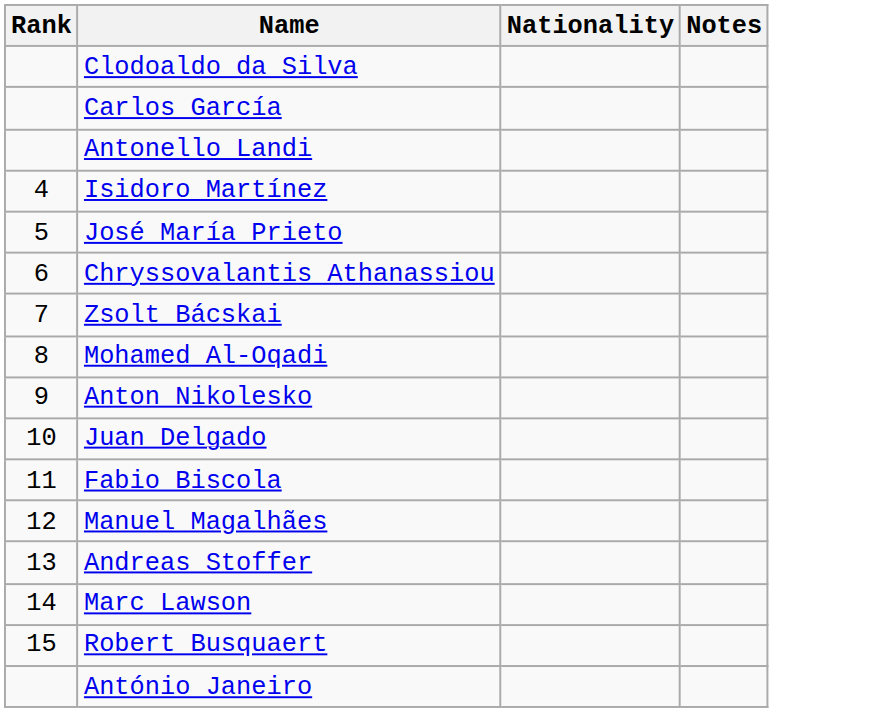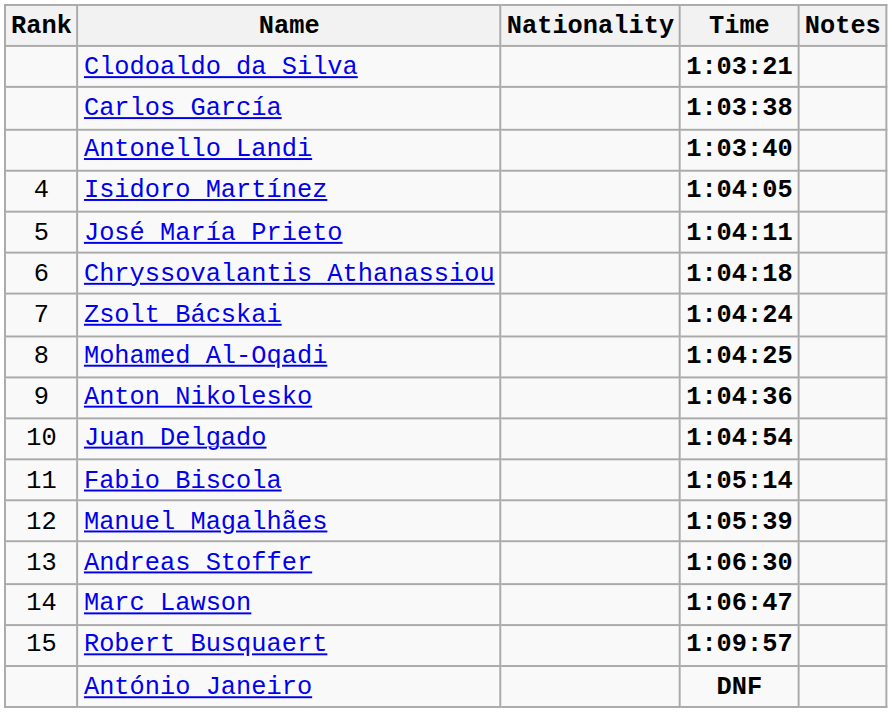+ column: (739, 26)
